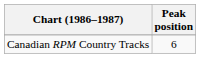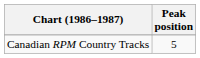(174, 44) 6 -> (174, 44) 5
